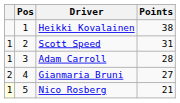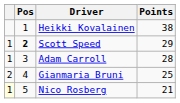(25, 44) normal -> (25, 44) bold
(168, 44) 31 -> (168, 44) 29
(168, 75) 27 -> (168, 75) 25
